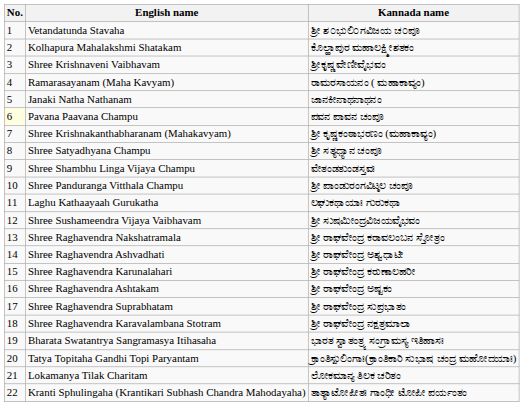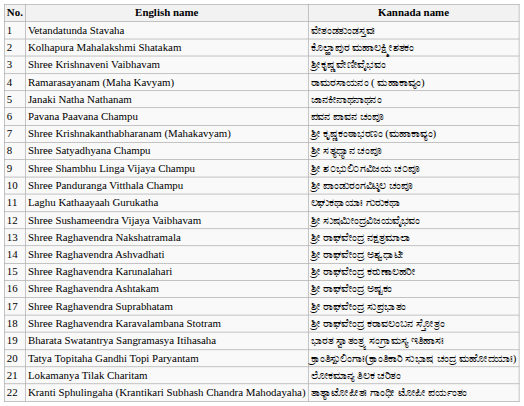(365, 30) ಶ್ರೀ ಶ೦ಭುಲಿ೦ಗವಿಜಯ ಚ೦ಪೂ -> (343, 30) ವೇತಂಡತುಂಡಸ್ತವಃ
(10, 116) lightyellow background -> (10, 116) no background
(343, 168) ವೇತಂಡತುಂಡಸ್ತವಃ -> (365, 168) ಶ್ರೀ ಶ೦ಭುಲಿ೦ಗವಿಜಯ ಚ೦ಪೂ
(378, 237) ಶ್ರೀ ರಾಘವೇಂದ್ರ ಕರಾವಲಂಬನ ಸ್ತೋತ್ರಂ -> (361, 237) ಶ್ರೀ ರಾಘವೇಂದ್ರ ನಕ್ಷತ್ರಮಾಲಾ
(361, 323) ಶ್ರೀ ರಾಘವೇಂದ್ರ ನಕ್ಷತ್ರಮಾಲಾ -> (378, 323) ಶ್ರೀ ರಾಘವೇಂದ್ರ ಕರಾವಲಂಬನ ಸ್ತೋತ್ರಂ
